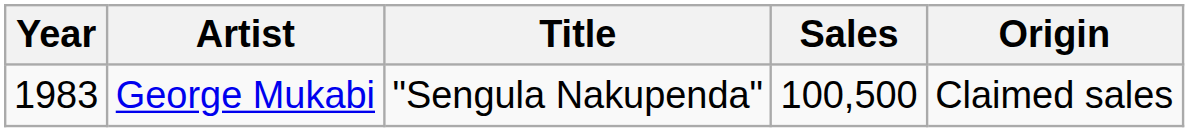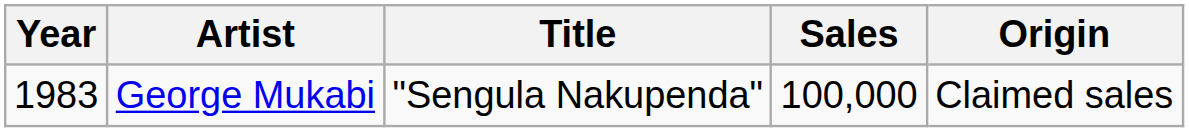(849, 94) 100,500 -> (849, 94) 100,000
